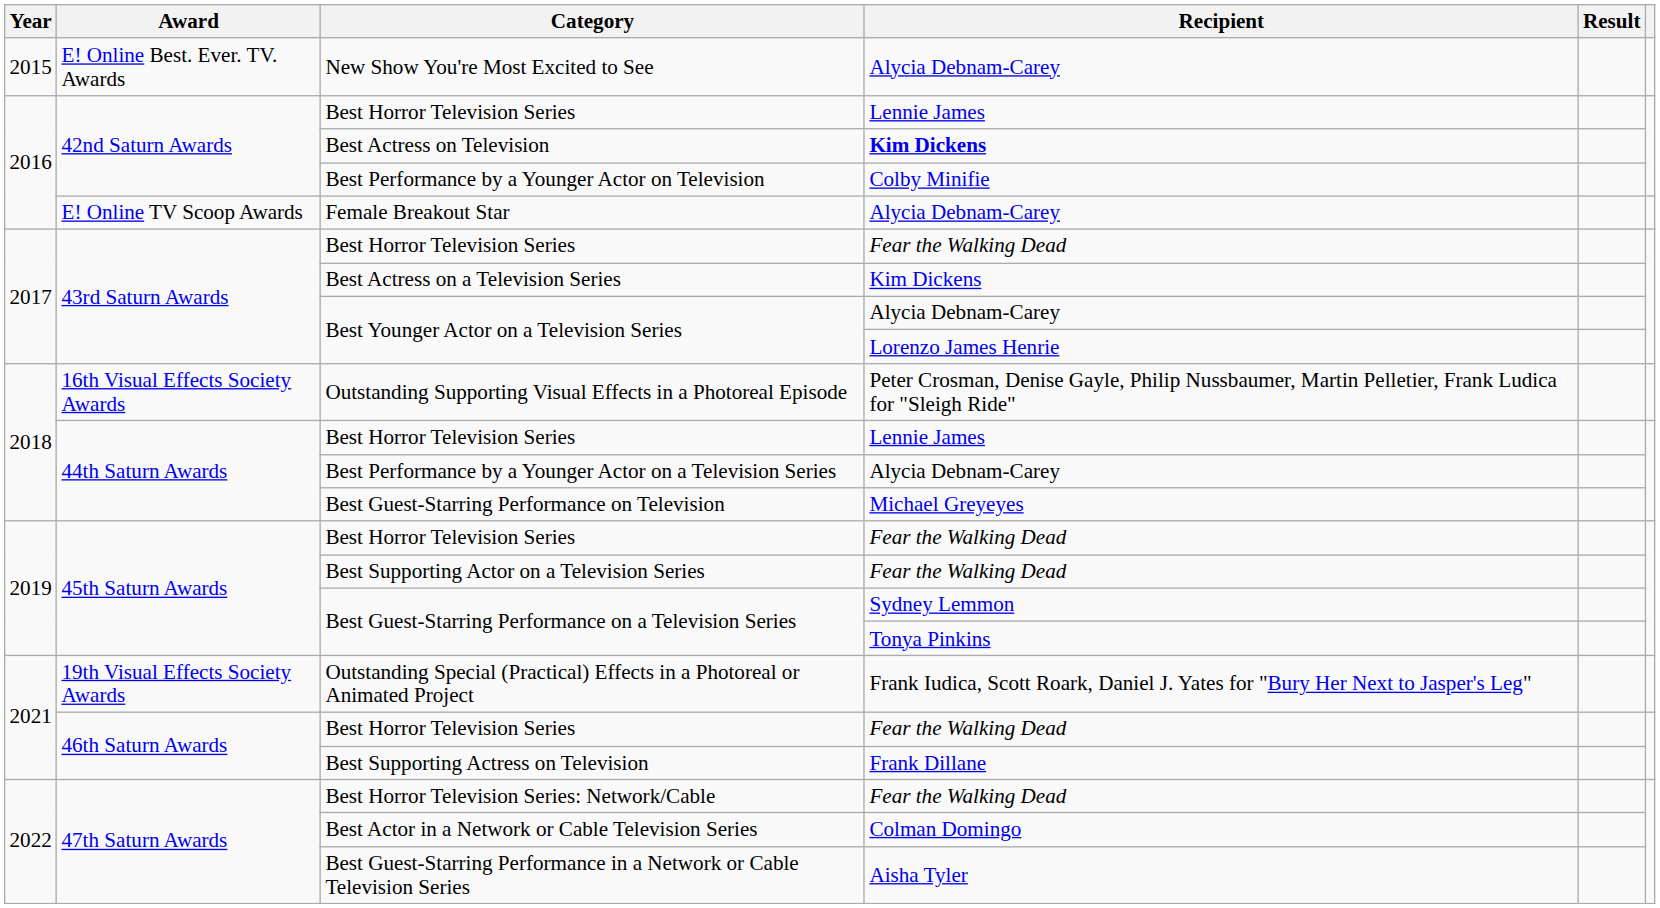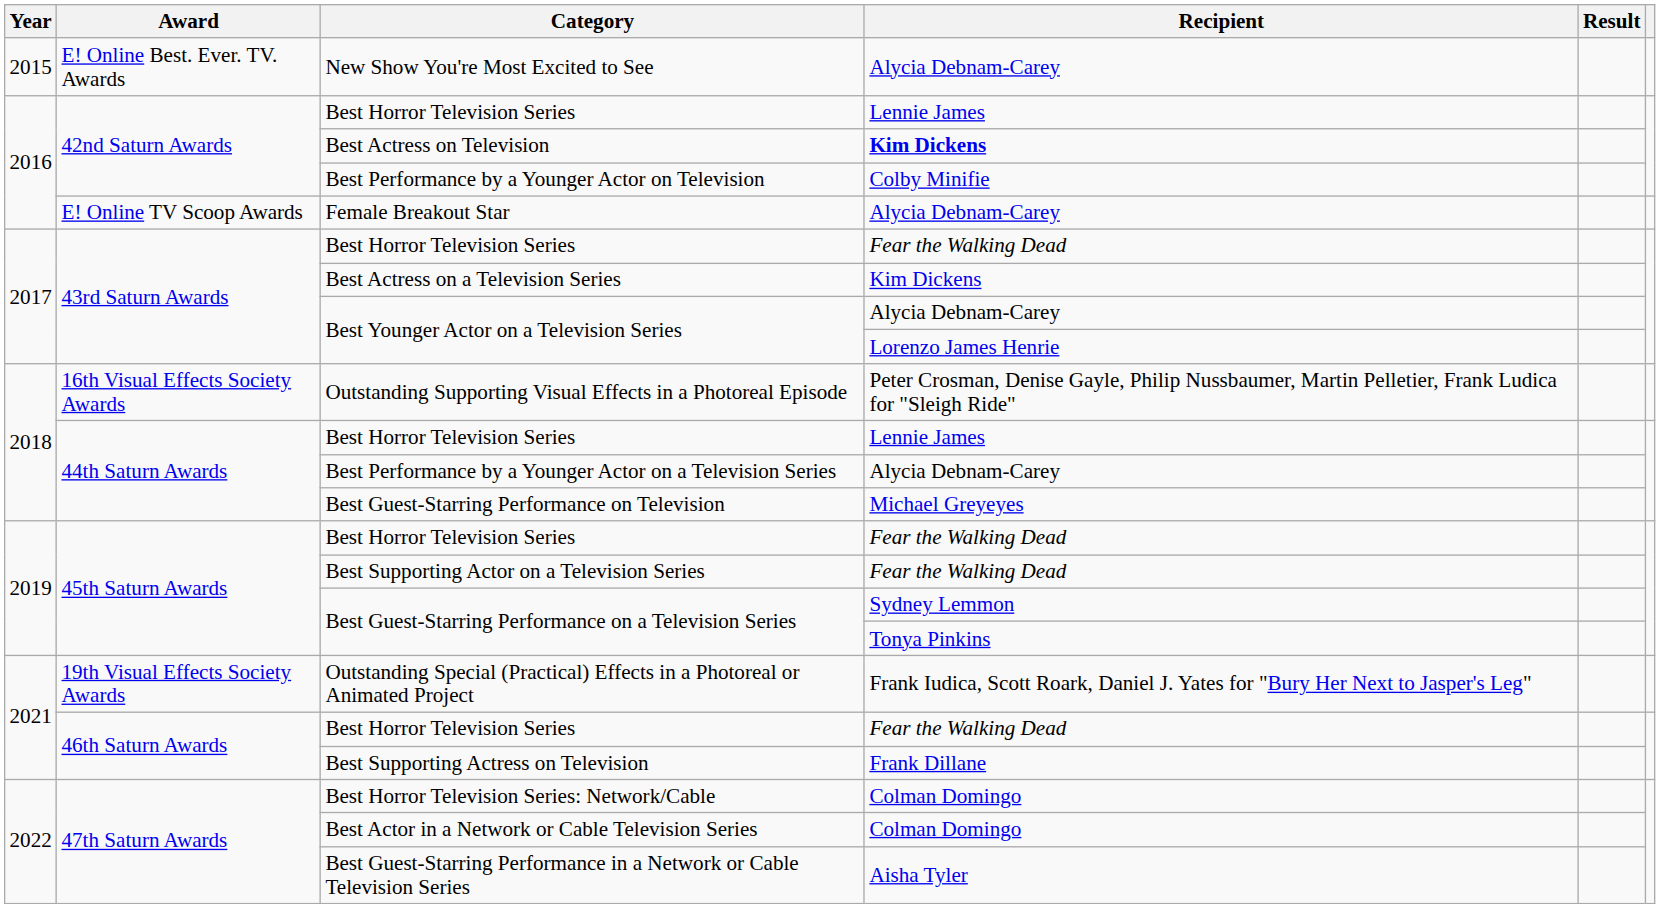(968, 795) Fear the Walking Dead -> (945, 795) Colman Domingo
